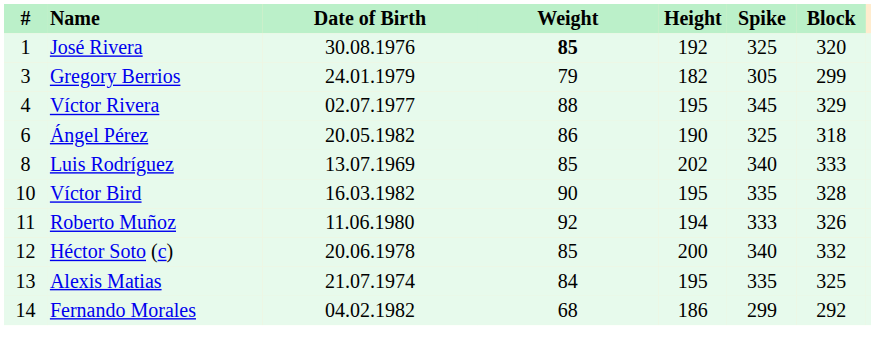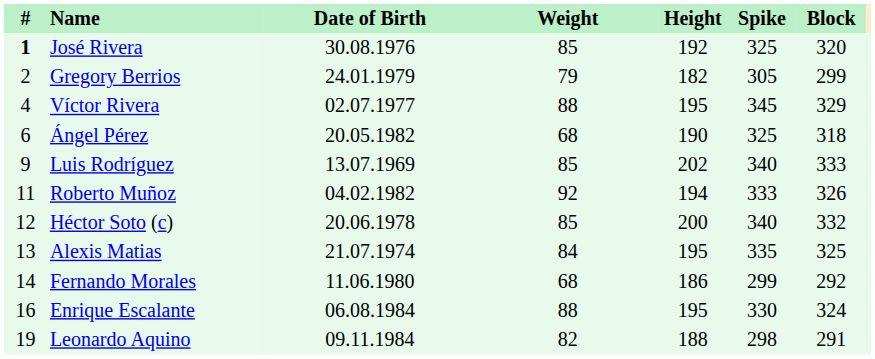(26, 47) normal -> (26, 47) bold
(568, 47) bold -> (568, 47) normal
(26, 76) 3 -> (26, 76) 2
(568, 135) 86 -> (568, 135) 68
(26, 164) 8 -> (26, 164) 9
- row: (96, 193)
(370, 222) 11.06.1980 -> (370, 193) 04.02.1982
(370, 310) 04.02.1982 -> (370, 281) 11.06.1980
+ row: (122, 310)
+ row: (120, 339)
